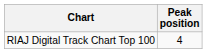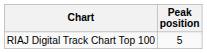(180, 40) 4 -> (180, 40) 5
